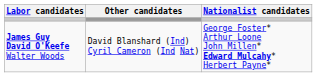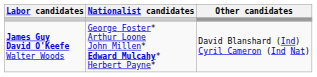columns swapped: (257, 11) <-> (144, 11)
